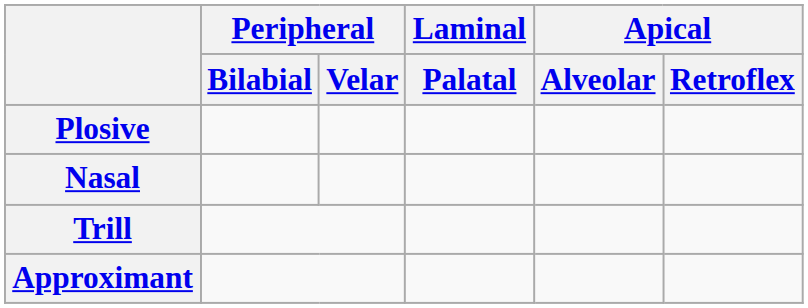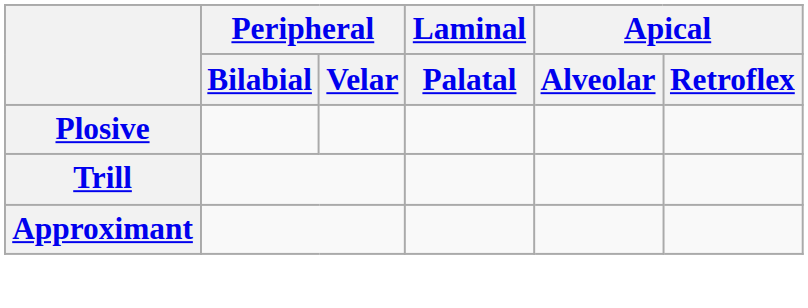- row: (103, 178)
